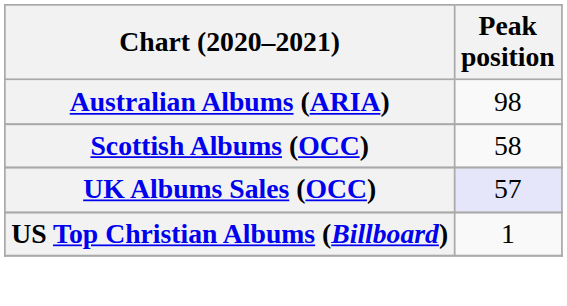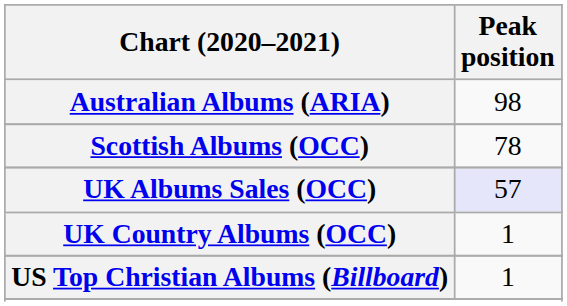(508, 145) 58 -> (508, 145) 78
+ row: (230, 233)
